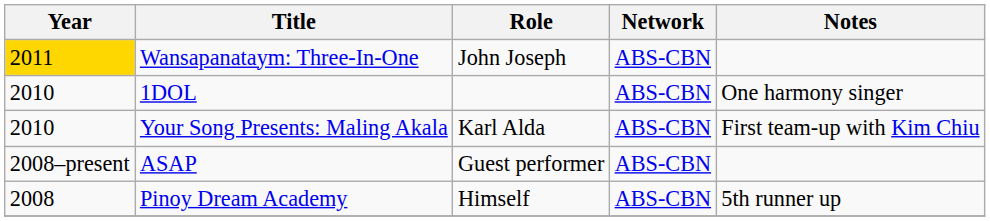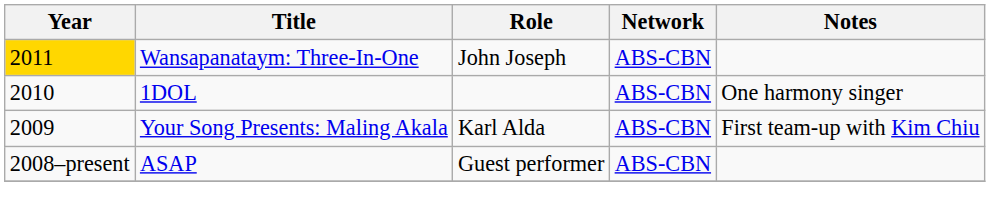(32, 127) 2010 -> (32, 127) 2009
- row: (244, 198)
